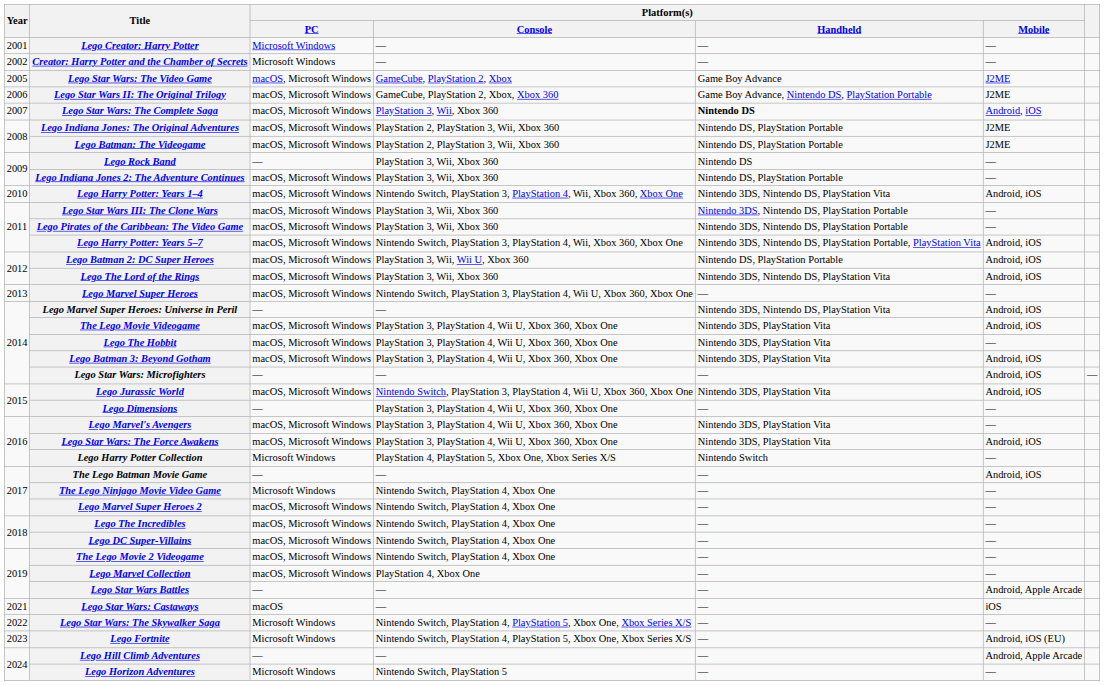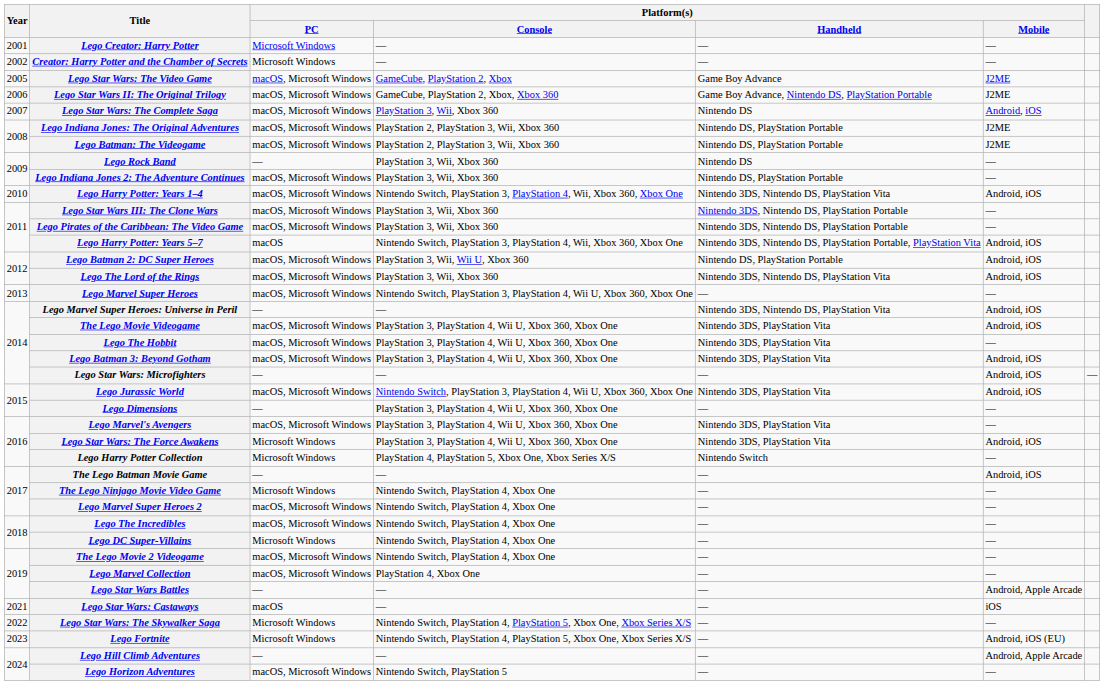(726, 111) bold -> (725, 111) normal
(312, 243) macOS, Microsoft Windows -> (268, 243) macOS
(312, 441) macOS, Microsoft Windows -> (294, 441) Microsoft Windows
(312, 540) macOS, Microsoft Windows -> (294, 540) Microsoft Windows
(294, 672) Microsoft Windows -> (312, 672) macOS, Microsoft Windows
